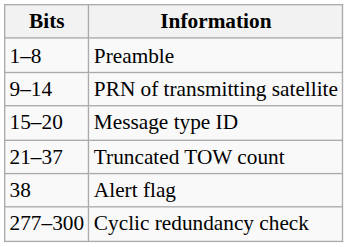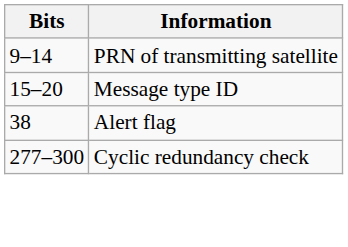- row: (134, 55)
- row: (189, 156)
